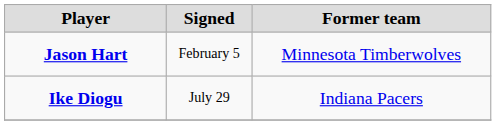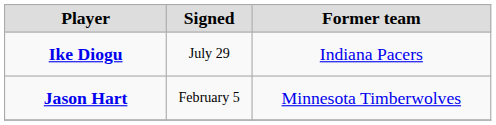rows swapped: (86, 98) <-> (86, 54)
